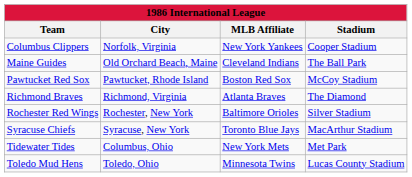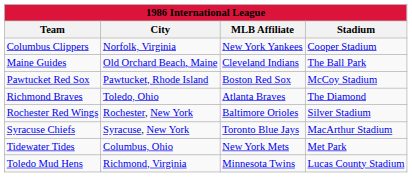(145, 96) Richmond, Virginia -> (131, 96) Toledo, Ohio
(131, 163) Toledo, Ohio -> (145, 163) Richmond, Virginia
